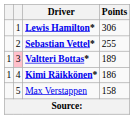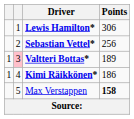(109, 43) 255 -> (109, 43) 256
(109, 90) normal -> (109, 90) bold
